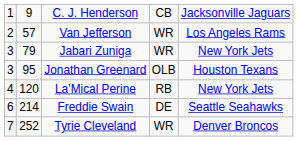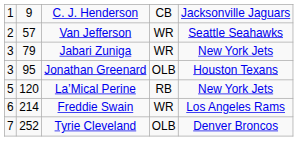(236, 32) Los Angeles Rams -> (236, 32) Seattle Seahawks
(10, 88) 4 -> (10, 88) 5
(164, 107) DE -> (164, 107) WR
(236, 107) Seattle Seahawks -> (236, 107) Los Angeles Rams
(164, 126) WR -> (164, 126) OLB
